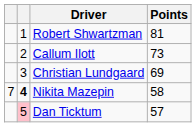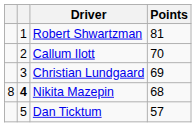(157, 53) 73 -> (157, 53) 70
(11, 92) 7 -> (11, 92) 8
(157, 92) 58 -> (157, 92) 68
(24, 111) pink background -> (24, 111) no background
